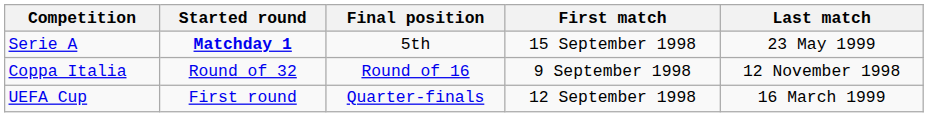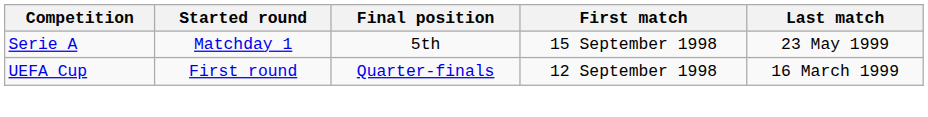(243, 45) bold -> (243, 45) normal
- row: (68, 71)
